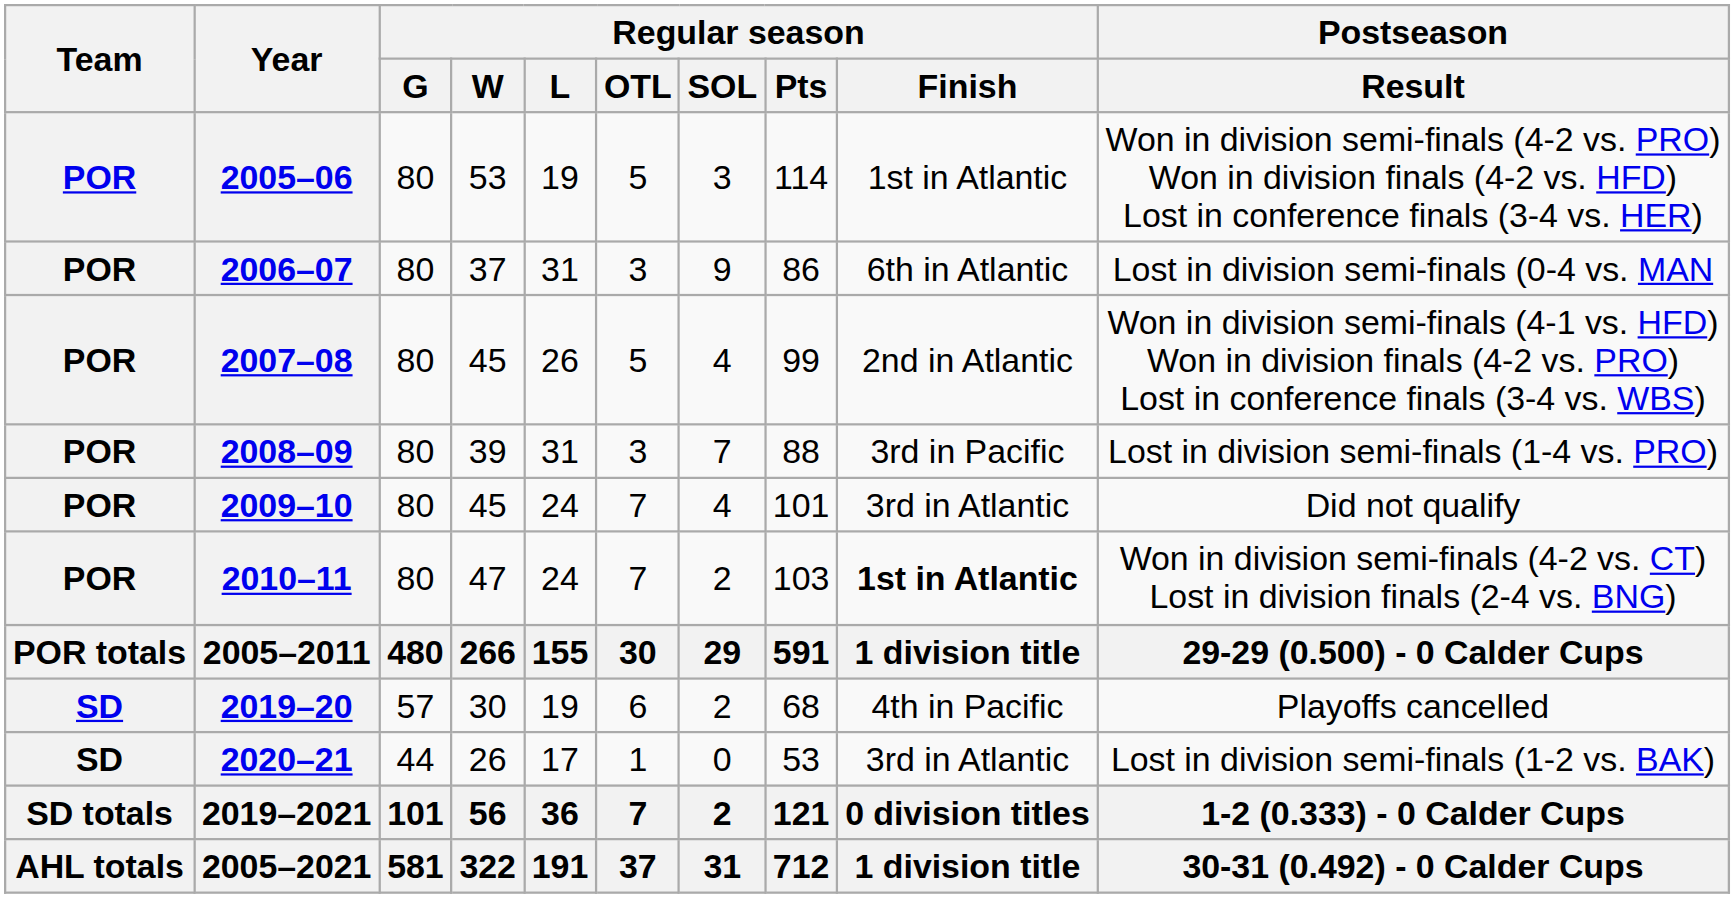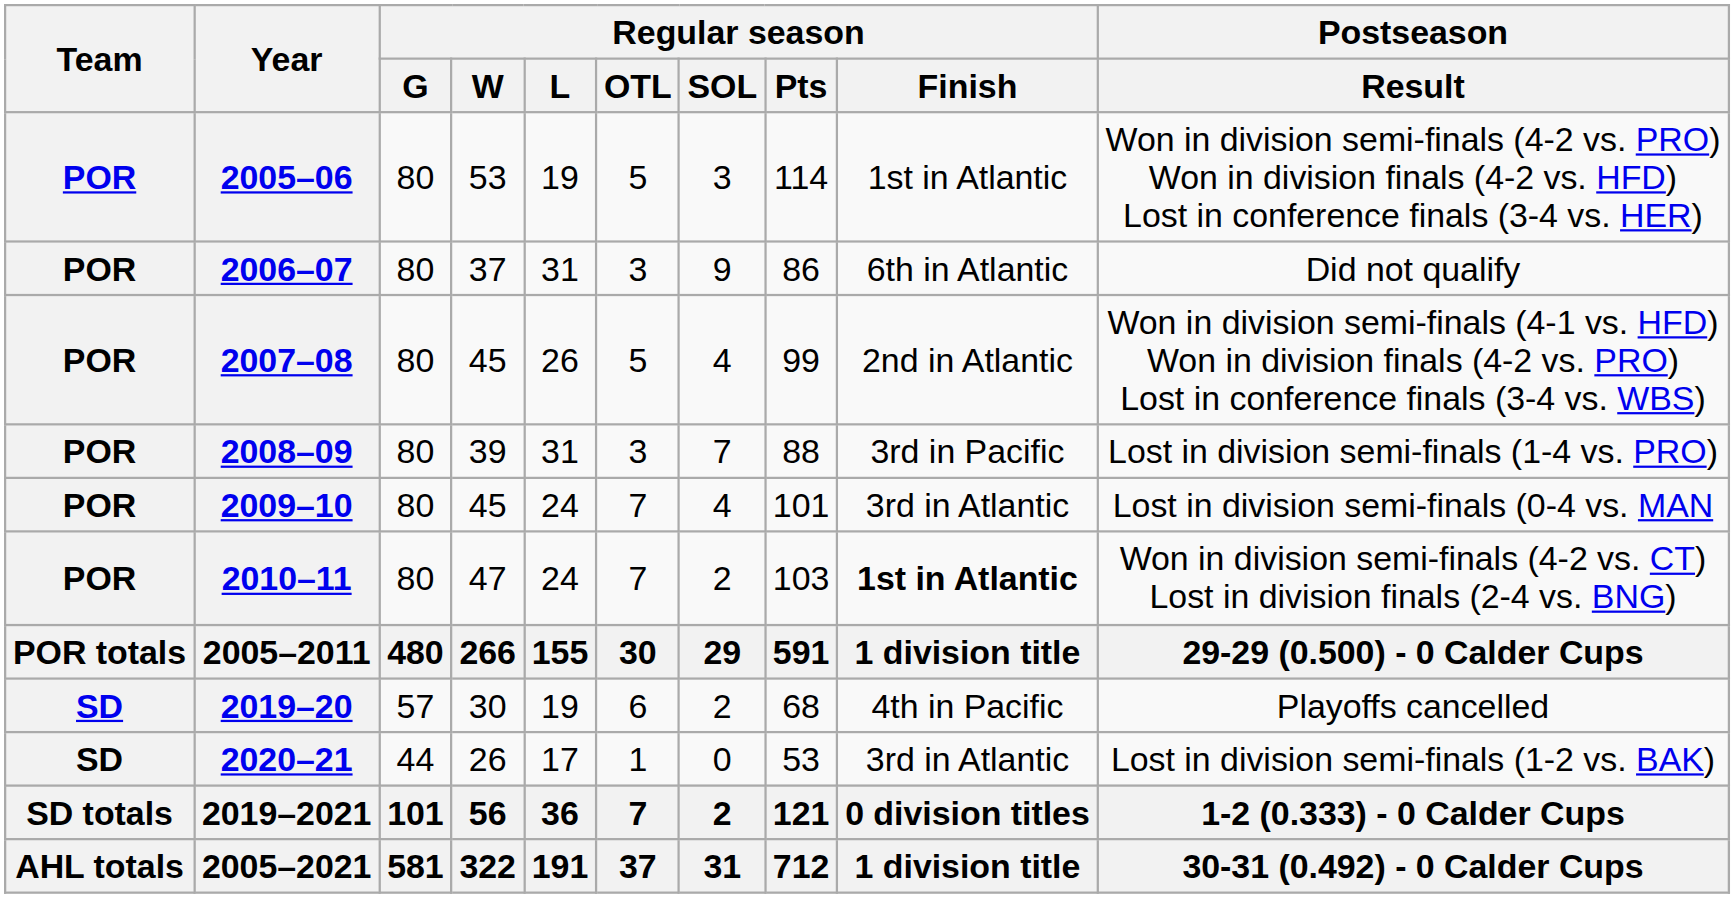(1413, 269) Lost in division semi-finals (0-4 vs. MAN -> (1413, 269) Did not qualify
(1413, 506) Did not qualify -> (1413, 506) Lost in division semi-finals (0-4 vs. MAN
